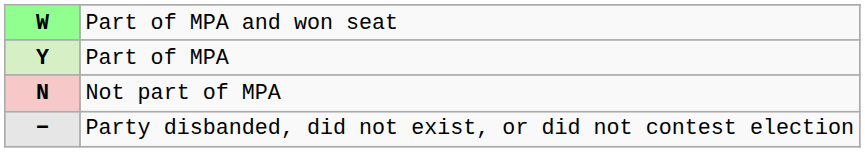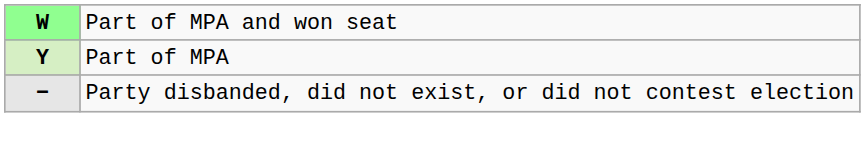- row: (183, 93)
